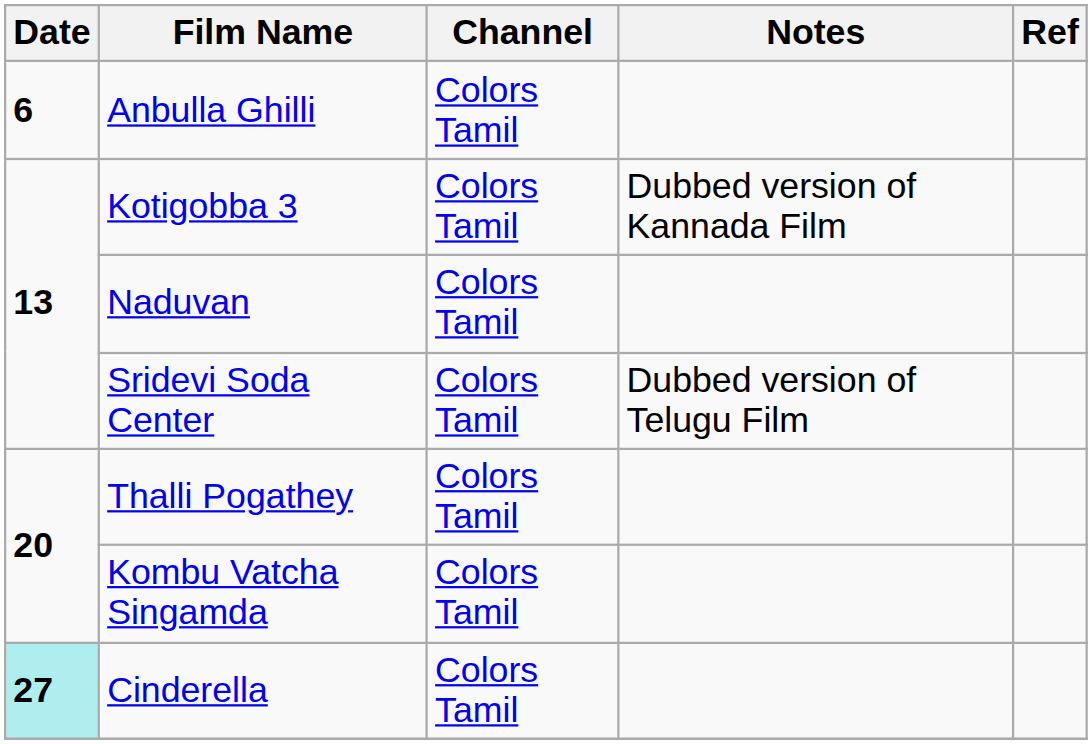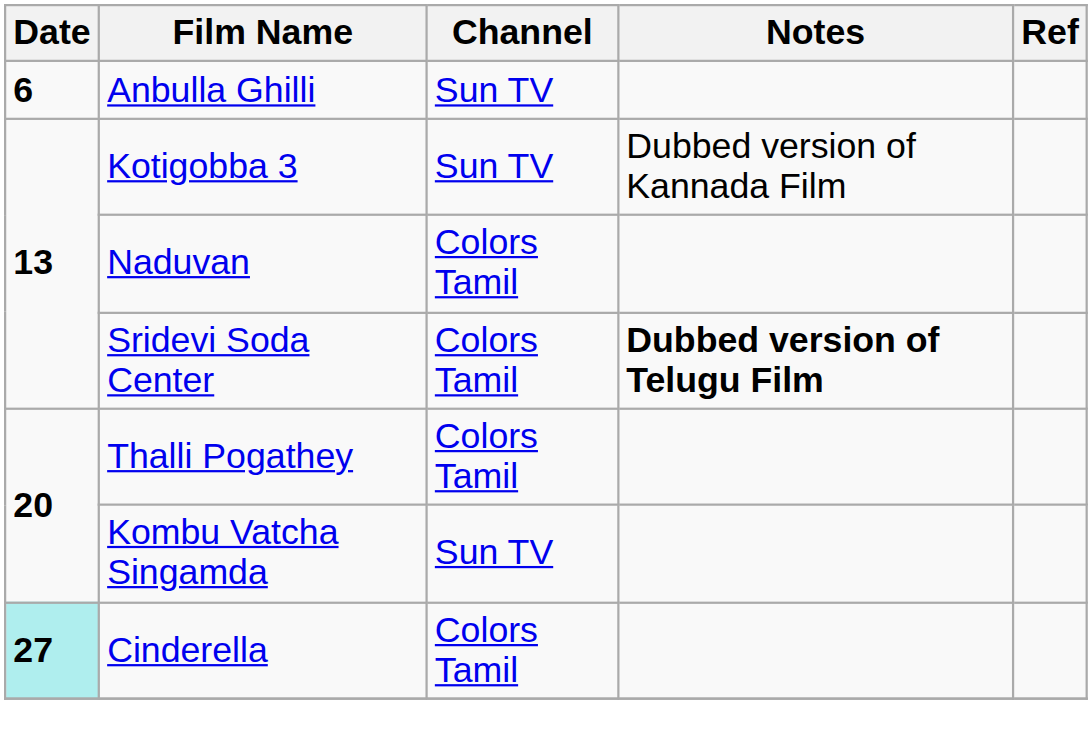(487, 109) Colors Tamil -> (494, 89) Sun TV
(487, 206) Colors Tamil -> (494, 166) Sun TV
(771, 399) normal -> (783, 359) bold
(487, 593) Colors Tamil -> (494, 552) Sun TV
